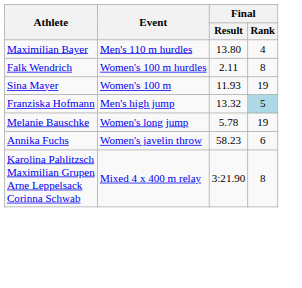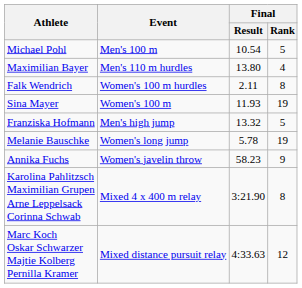+ row: (37, 49)
(263, 104) lightblue background -> (282, 122) no background
(263, 141) 6 -> (282, 159) 9
+ row: (45, 254)
